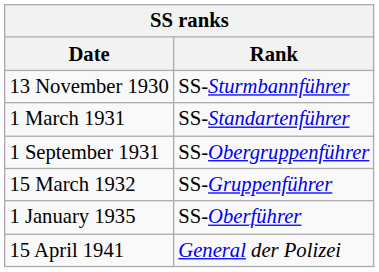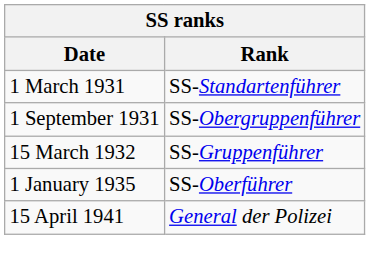- row: (89, 86)
